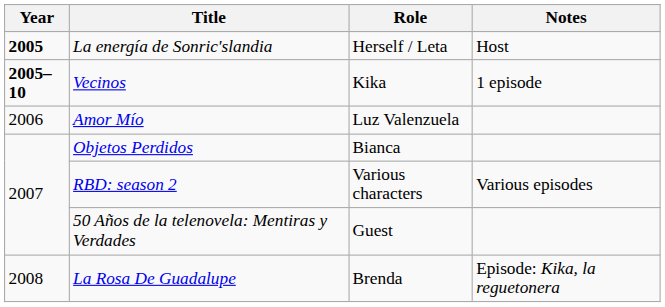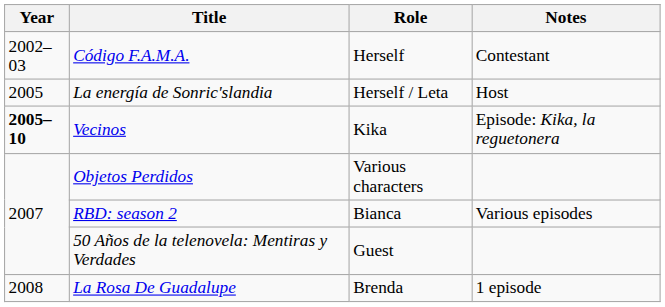+ row: (131, 55)
(26, 45) bold -> (26, 92) normal
(509, 82) 1 episode -> (536, 129) Episode: Kika, la reguetonera
- row: (108, 119)
(377, 147) Bianca -> (388, 176) Various characters
(388, 184) Various characters -> (377, 213) Bianca
(536, 278) Episode: Kika, la reguetonera -> (509, 287) 1 episode
